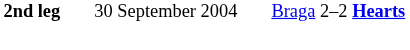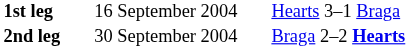+ row: (28, 10)
